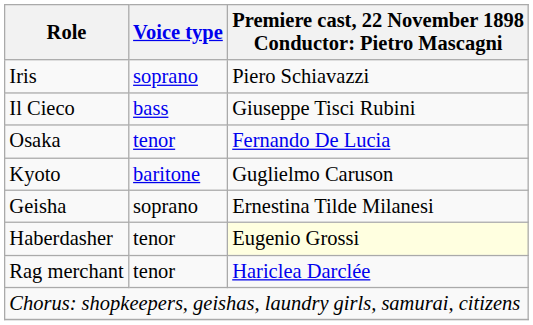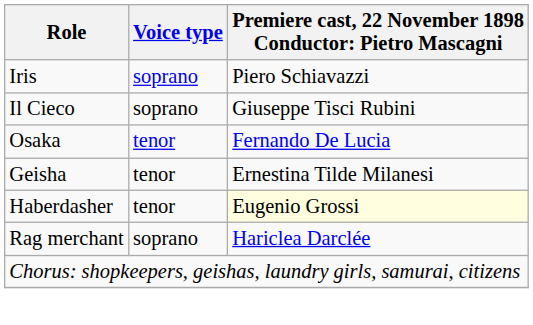(151, 108) bass -> (166, 108) soprano
- row: (35, 173)
(166, 206) soprano -> (154, 173) tenor
(154, 271) tenor -> (166, 238) soprano
